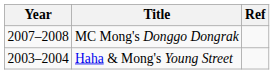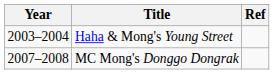rows swapped: (154, 58) <-> (157, 36)
